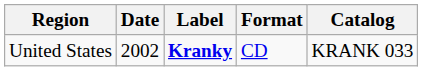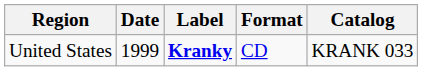(140, 50) 2002 -> (140, 50) 1999
